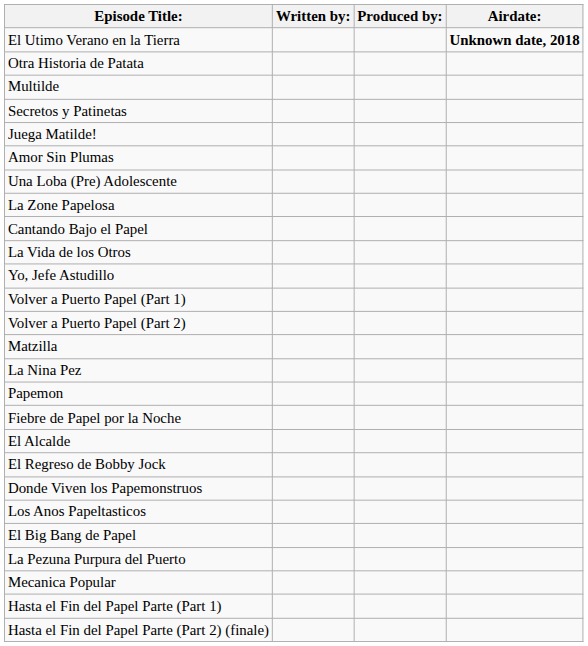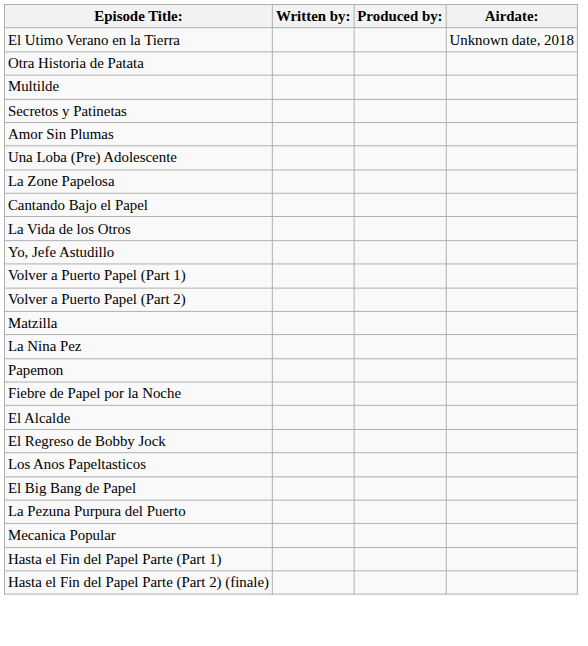(515, 39) bold -> (512, 39) normal
- row: (52, 134)
- row: (105, 488)
